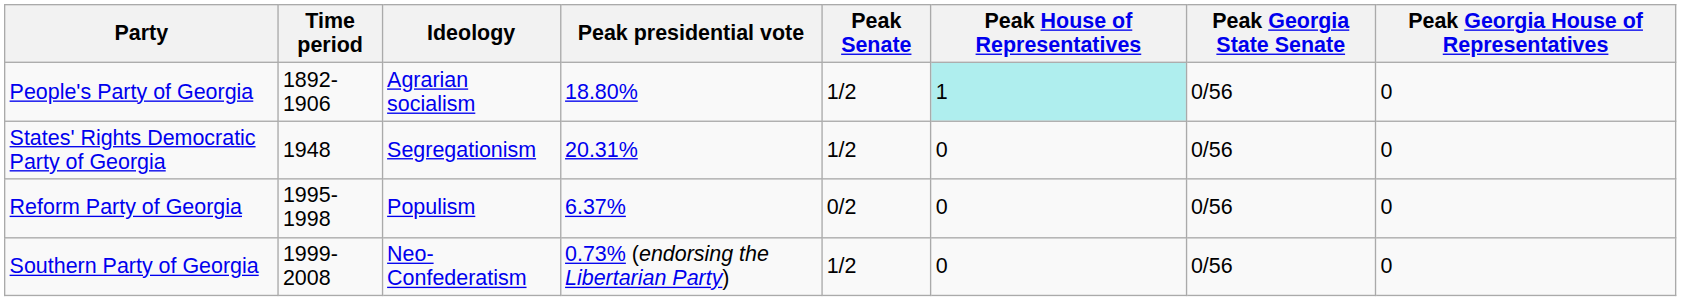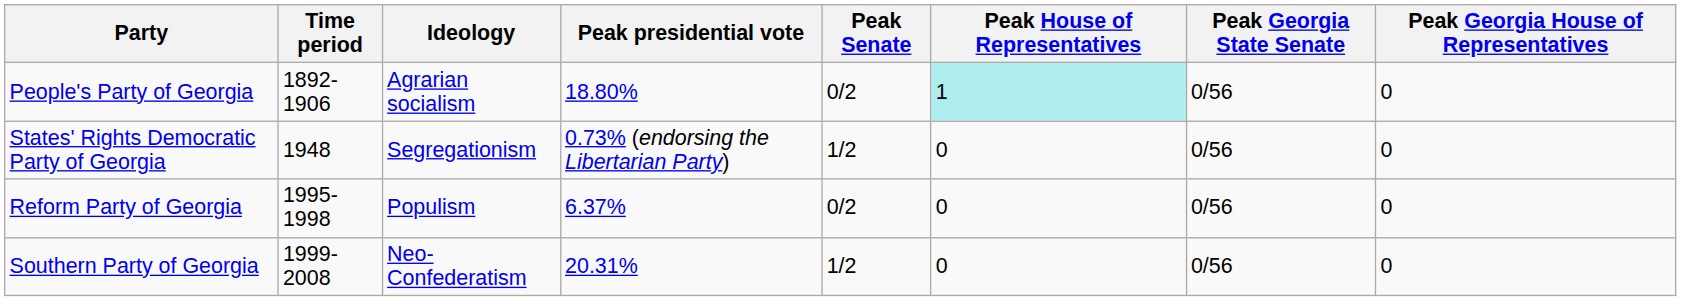(842, 91) 1/2 -> (842, 91) 0/2
(601, 149) 20.31% -> (667, 149) 0.73% (endorsing the Libertarian Party)
(667, 266) 0.73% (endorsing the Libertarian Party) -> (601, 266) 20.31%
